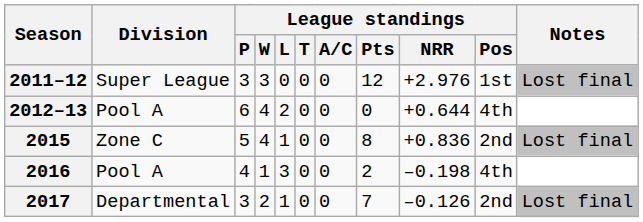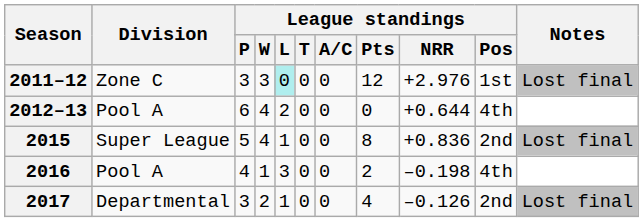(163, 80) Super League -> (130, 80) Zone C
(284, 80) no background -> (284, 80) paleturquoise background
(130, 141) Zone C -> (163, 141) Super League
(367, 202) 7 -> (367, 202) 4
